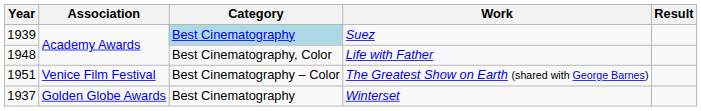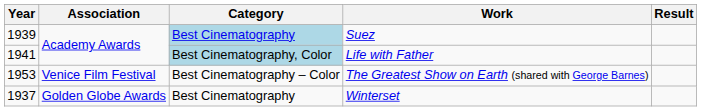(22, 55) 1948 -> (22, 55) 1941
(252, 55) no background -> (252, 55) lightblue background
(22, 75) 1951 -> (22, 75) 1953
